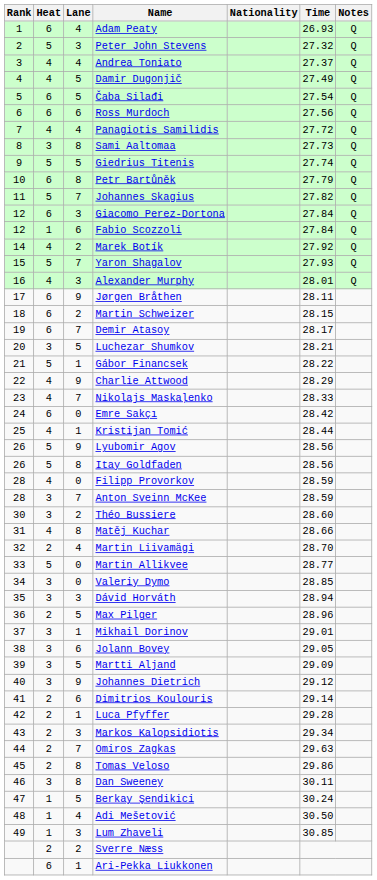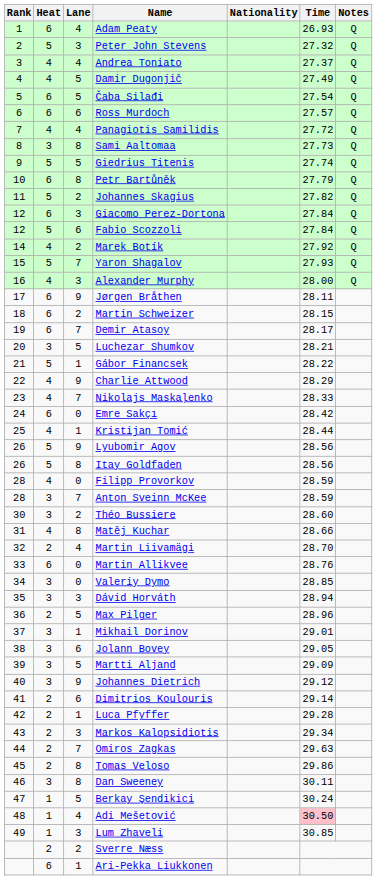(318, 113) 27.56 -> (318, 113) 27.57
(78, 197) 7 -> (78, 197) 2
(49, 230) 1 -> (49, 230) 5
(318, 281) 28.01 -> (318, 281) 28.00
(49, 565) 5 -> (49, 565) 6
(318, 565) 28.77 -> (318, 565) 28.76
(318, 816) no background -> (318, 816) pink background
